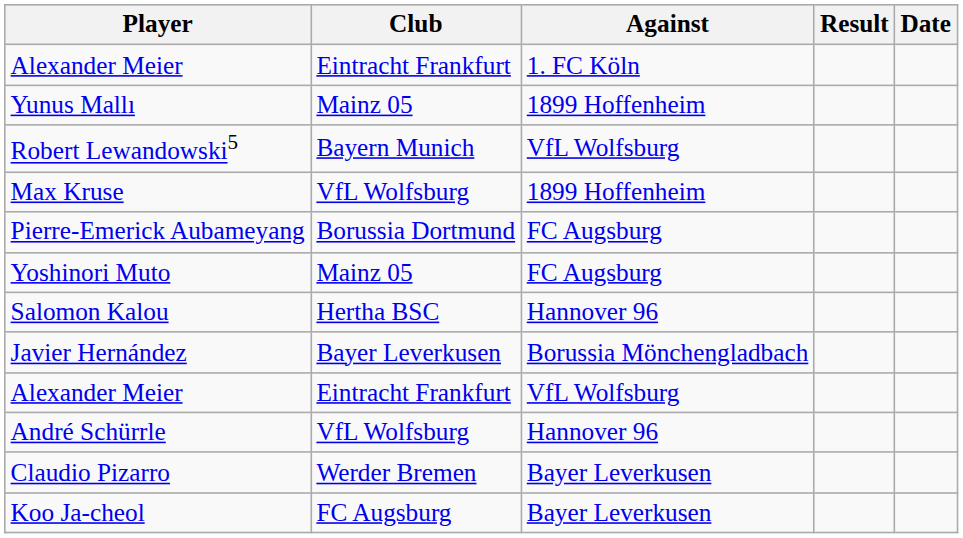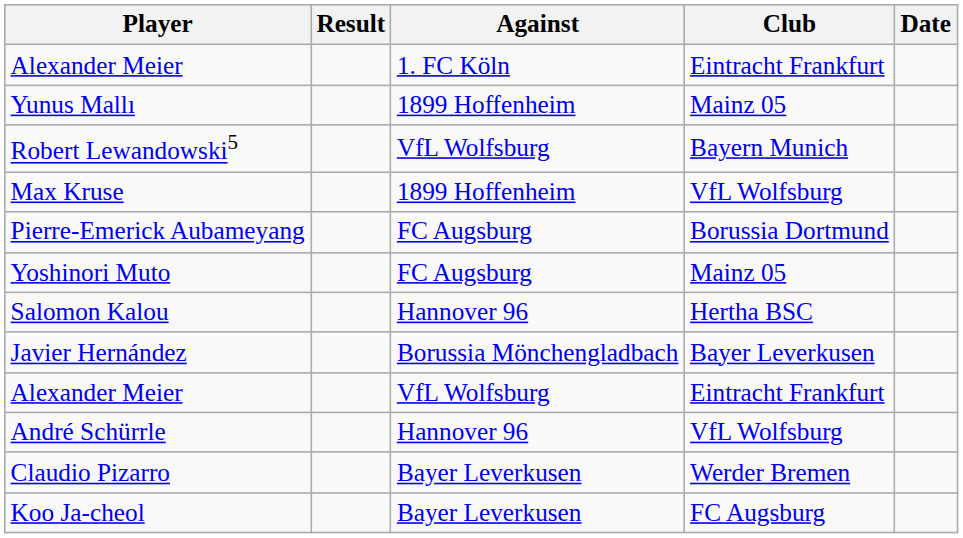columns swapped: (416, 24) <-> (854, 24)
